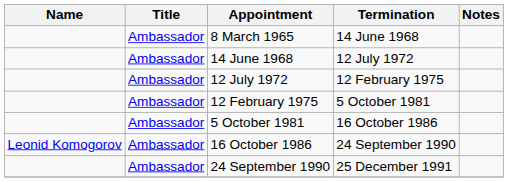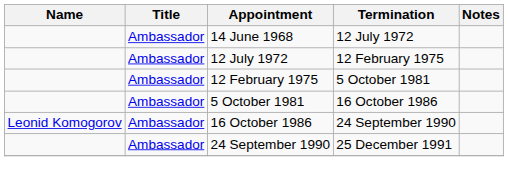- row: (252, 36)
